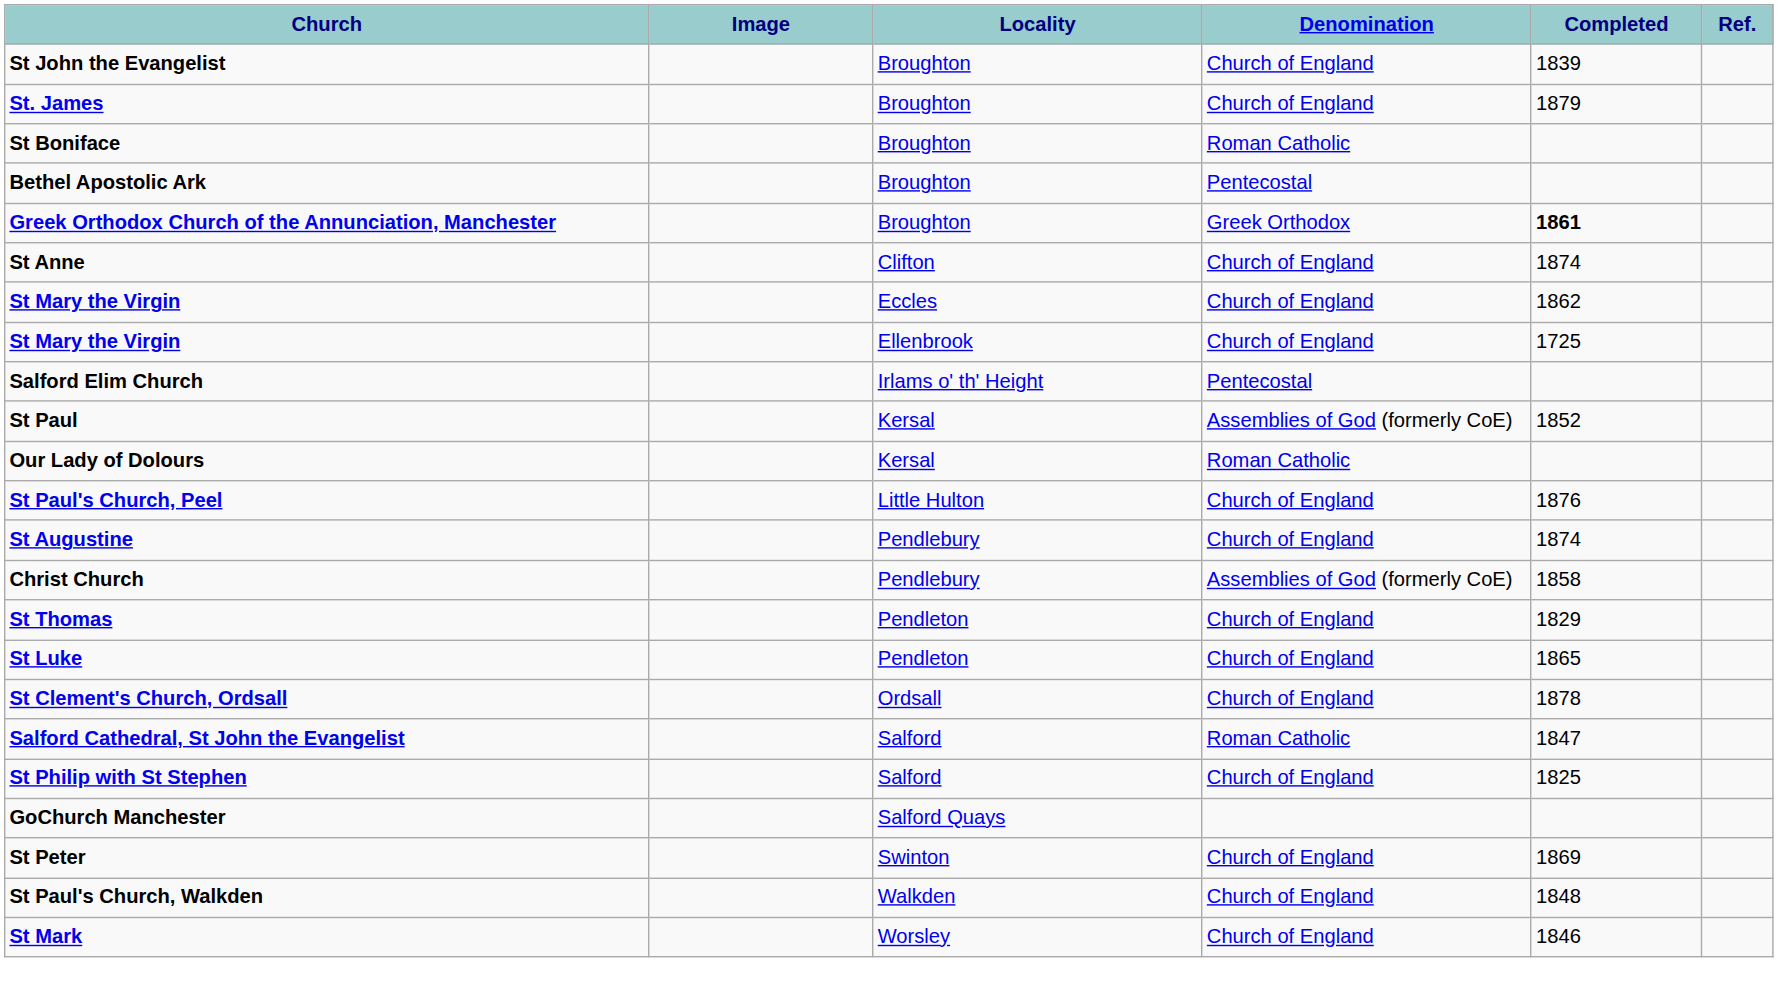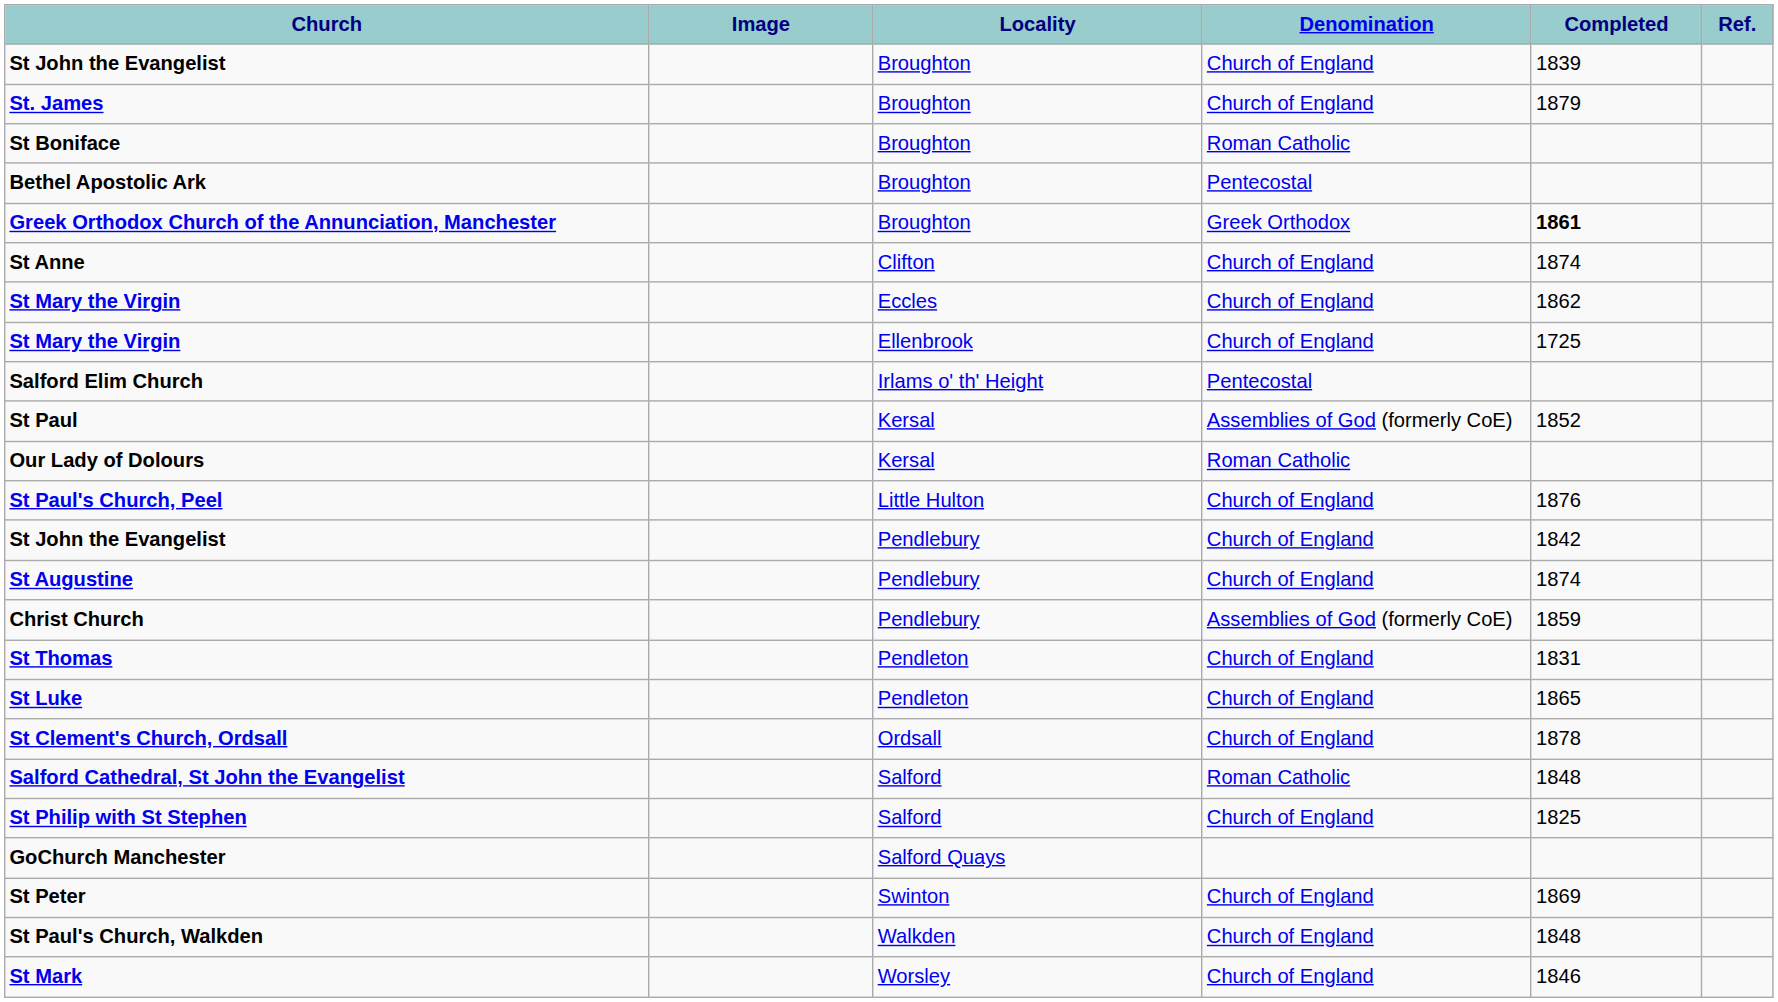+ row: (117, 540)
(1558, 579) 1858 -> (1558, 619) 1859
(1558, 619) 1829 -> (1558, 659) 1831
(1558, 738) 1847 -> (1558, 778) 1848
